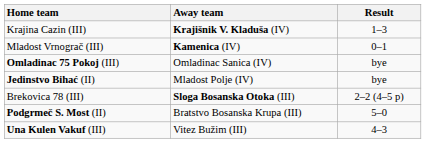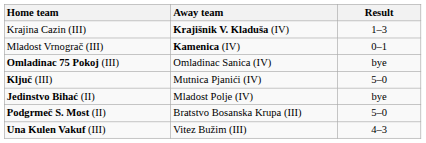+ row: (29, 79)
- row: (45, 96)
